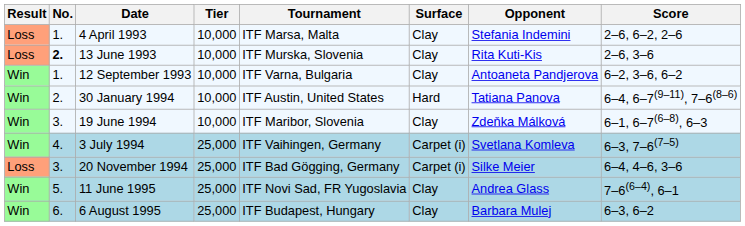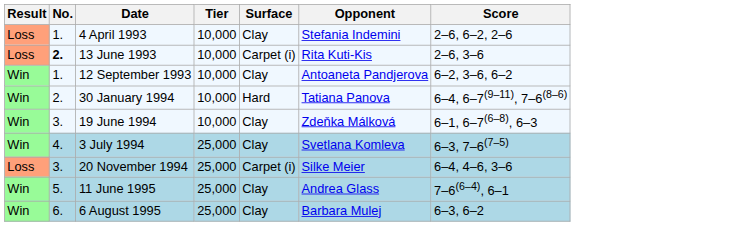- column: (324, 14)
(425, 55) Clay -> (269, 55) Carpet (i)
(439, 145) Carpet (i) -> (255, 145) Clay
